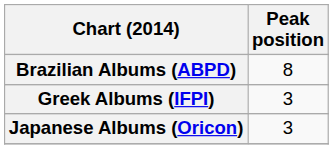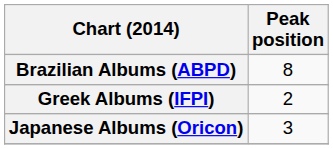(288, 98) 3 -> (288, 98) 2
